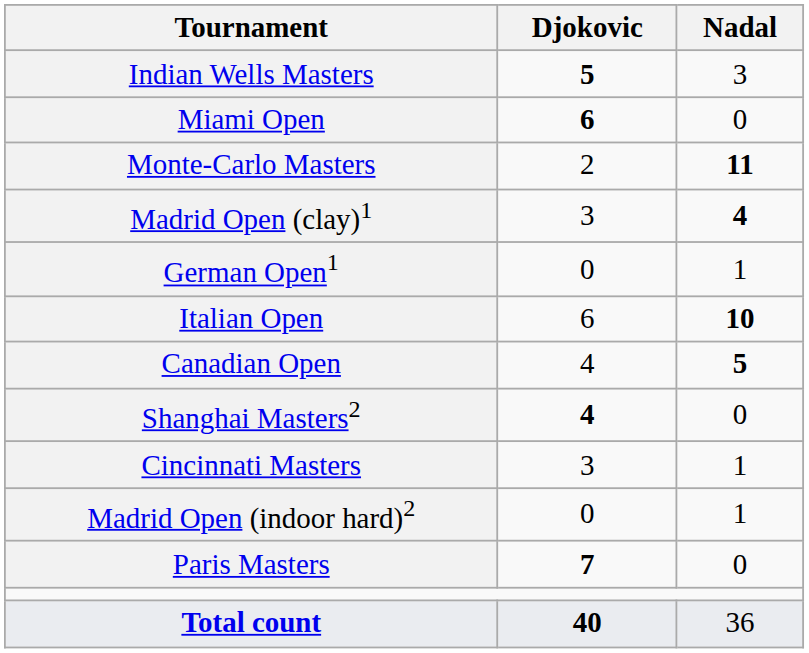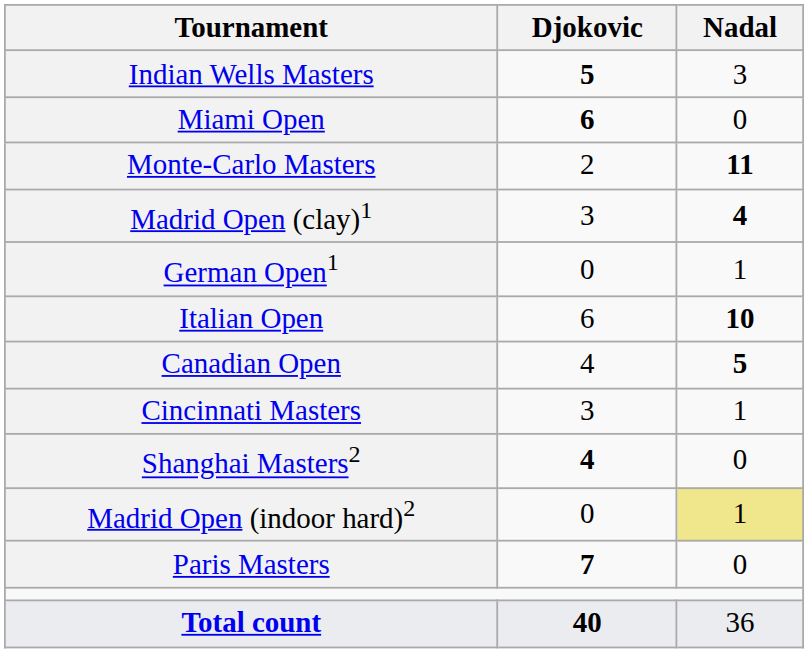rows swapped: (251, 464) <-> (251, 414)
(740, 514) no background -> (740, 514) khaki background
